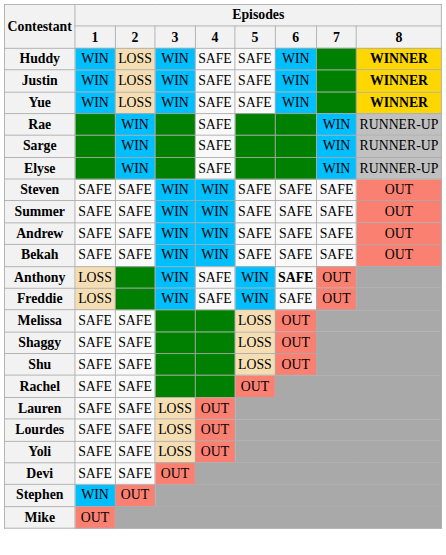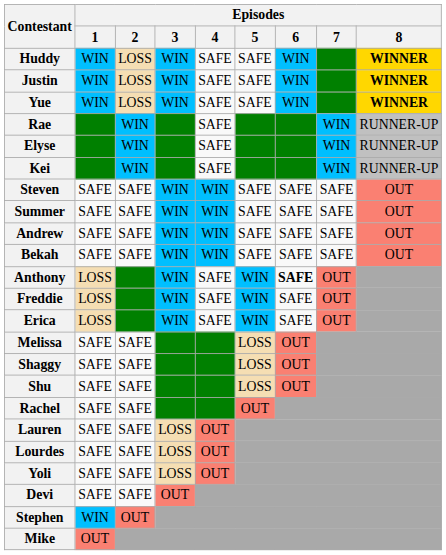- row: (40, 146)
+ row: (40, 168)
+ row: (40, 320)
